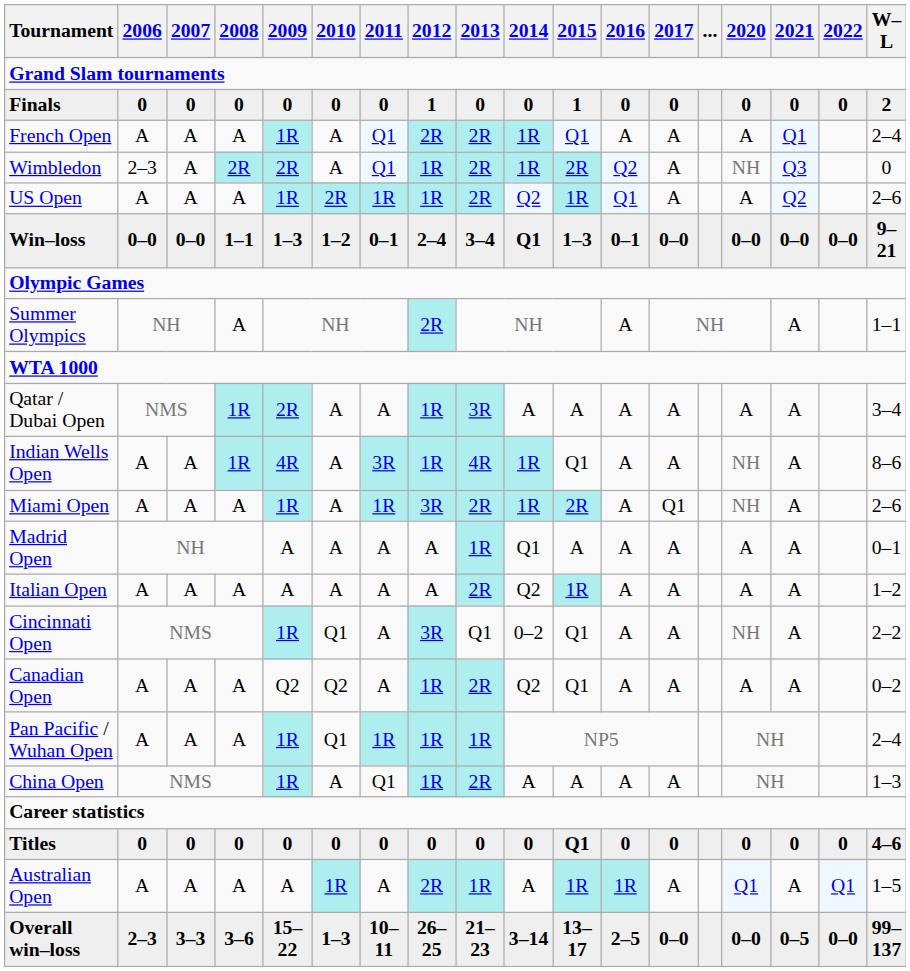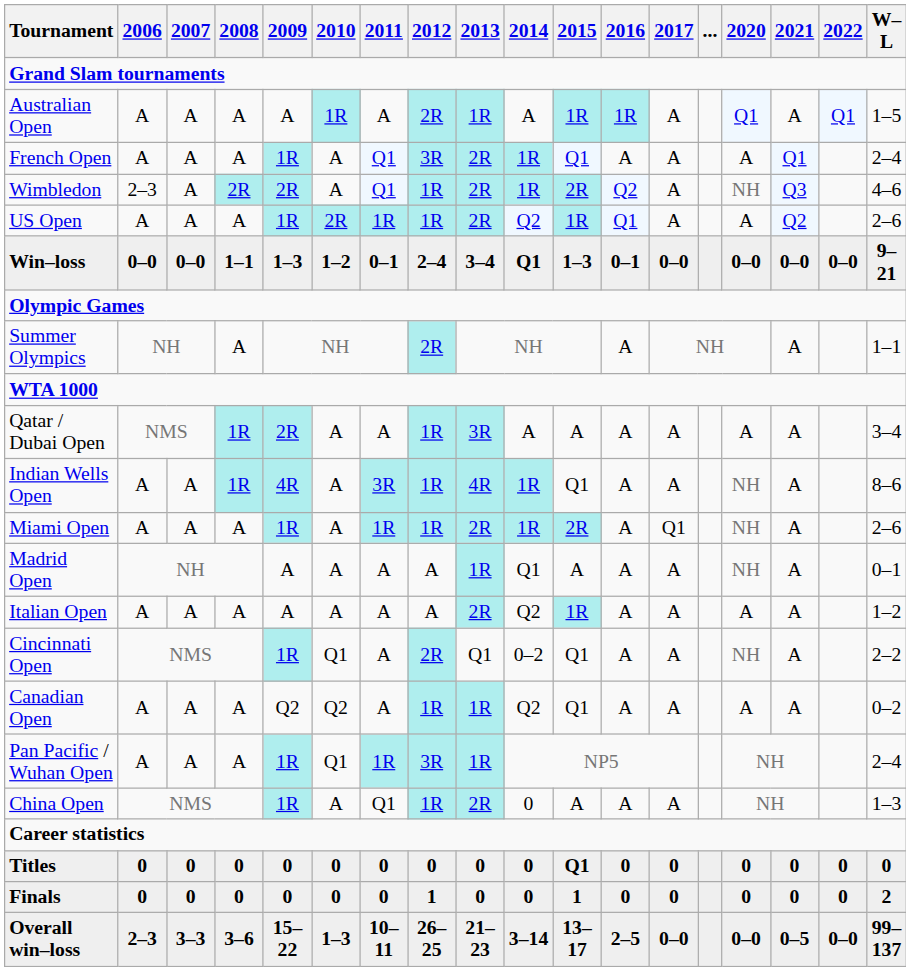rows swapped: (50, 885) <-> (35, 104)
(432, 135) 2R -> (432, 158) 3R
(886, 167) 0 -> (886, 189) 4–6
(432, 505) 3R -> (432, 527) 1R
(746, 547) A -> (746, 569) NH
(432, 632) 3R -> (432, 654) 2R
(480, 685) 2R -> (480, 707) 1R
(432, 738) 1R -> (432, 761) 3R
(529, 781) A -> (529, 803) 0
(886, 843) 4–6 -> (886, 865) 0
